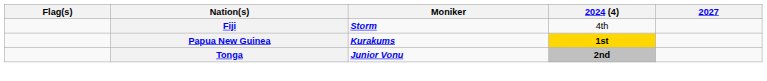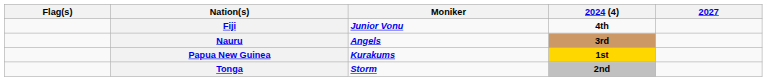(364, 26) Storm -> (377, 26) Junior Vonu
(602, 26) normal -> (602, 26) bold
+ row: (229, 41)
(377, 55) Junior Vonu -> (364, 69) Storm
